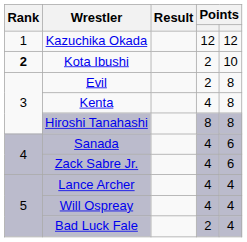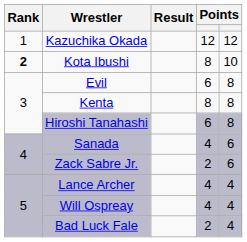(208, 61) 2 -> (208, 61) 8
(208, 82) 2 -> (208, 82) 6
(208, 102) 4 -> (208, 102) 8
(208, 123) 8 -> (208, 123) 6
(208, 164) 4 -> (208, 164) 2
